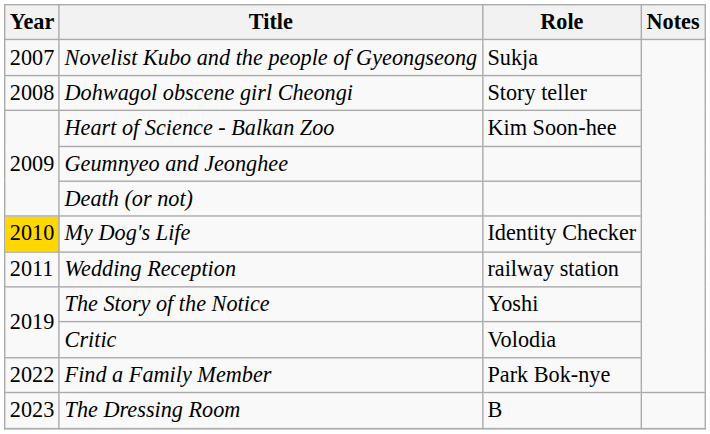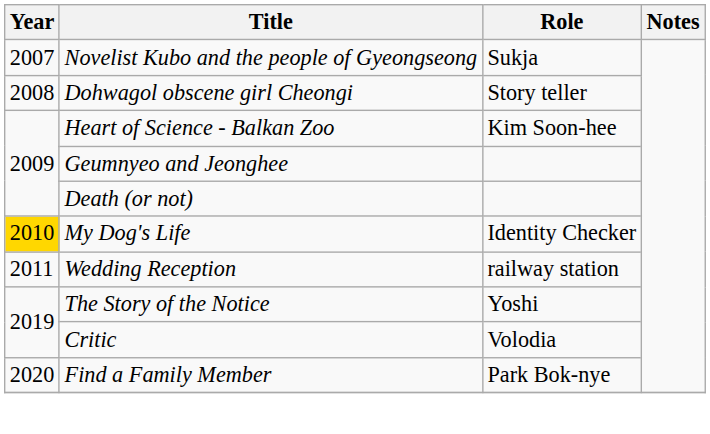(32, 374) 2022 -> (32, 374) 2020
- row: (152, 410)
